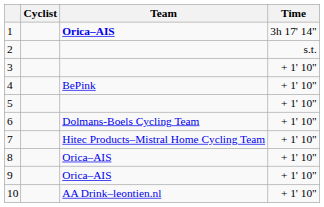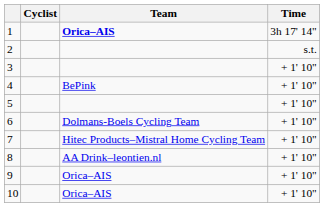(87, 157) Orica–AIS -> (112, 157) AA Drink–leontien.nl
(112, 193) AA Drink–leontien.nl -> (87, 193) Orica–AIS
